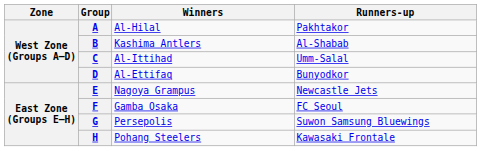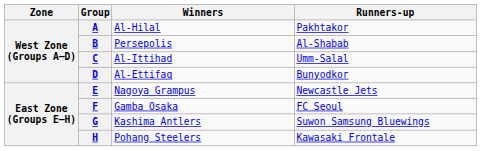(158, 44) Kashima Antlers -> (143, 44) Persepolis
(143, 122) Persepolis -> (158, 122) Kashima Antlers
